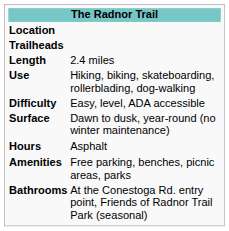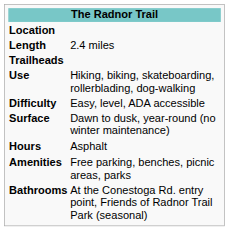rows swapped: (28, 60) <-> (36, 45)
